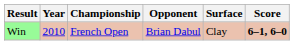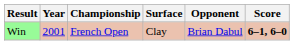columns swapped: (224, 13) <-> (173, 13)
(54, 31) 2010 -> (54, 31) 2001
